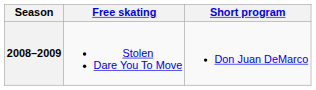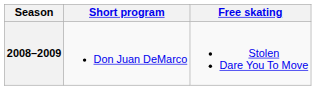columns swapped: (248, 13) <-> (124, 13)
